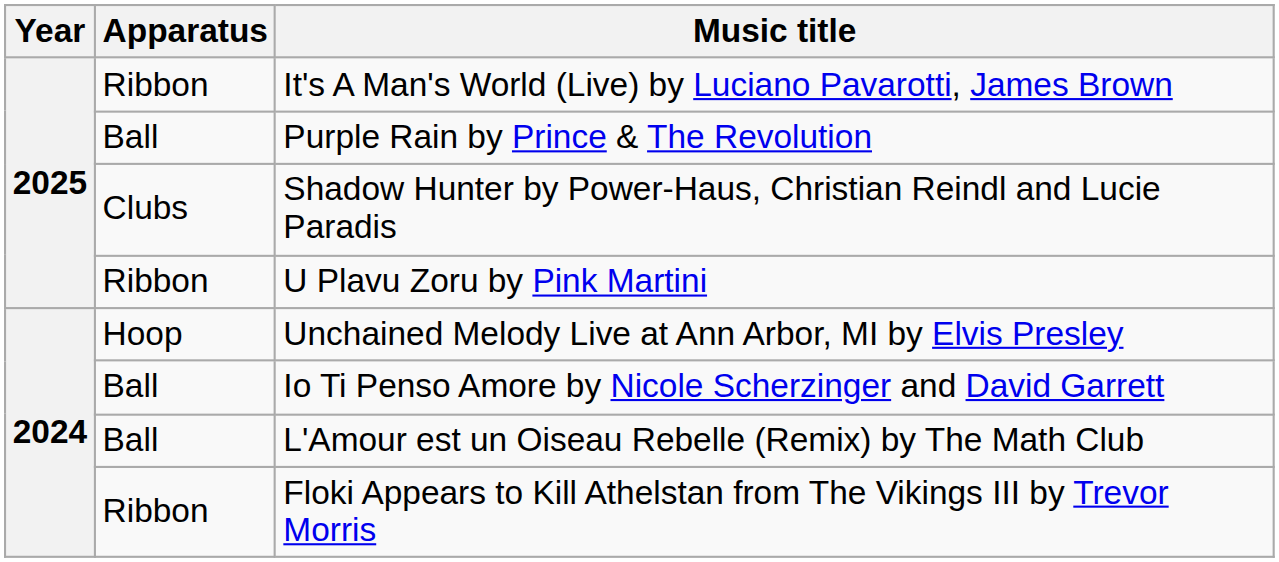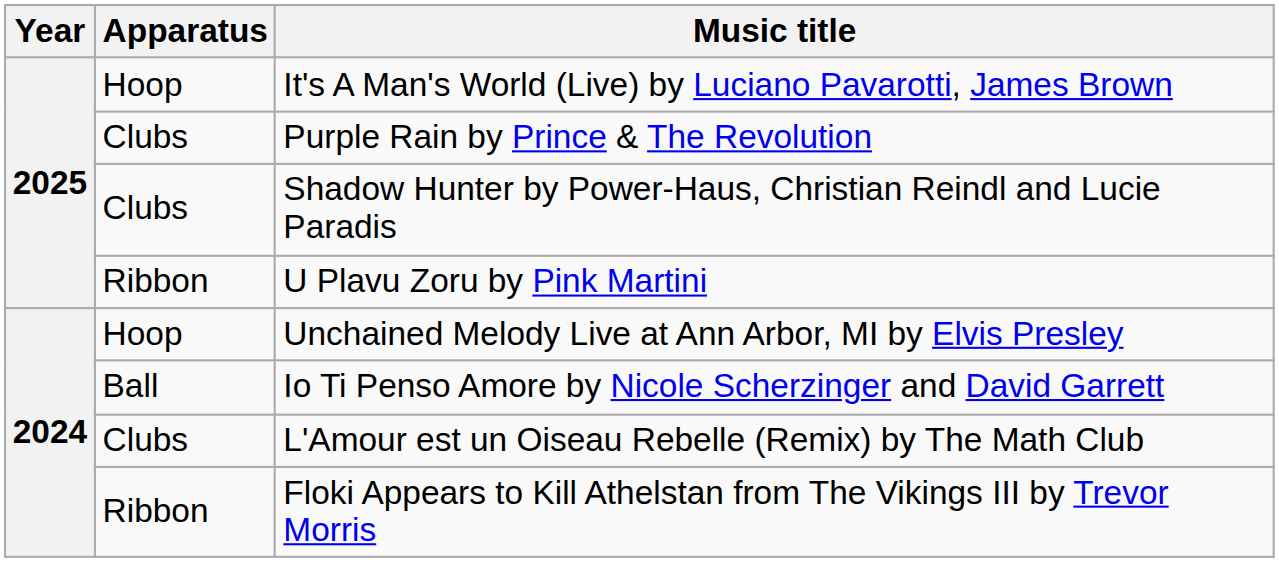(156, 84) Ribbon -> (143, 84) Hoop
(130, 137) Ball -> (145, 137) Clubs
(130, 439) Ball -> (145, 439) Clubs
